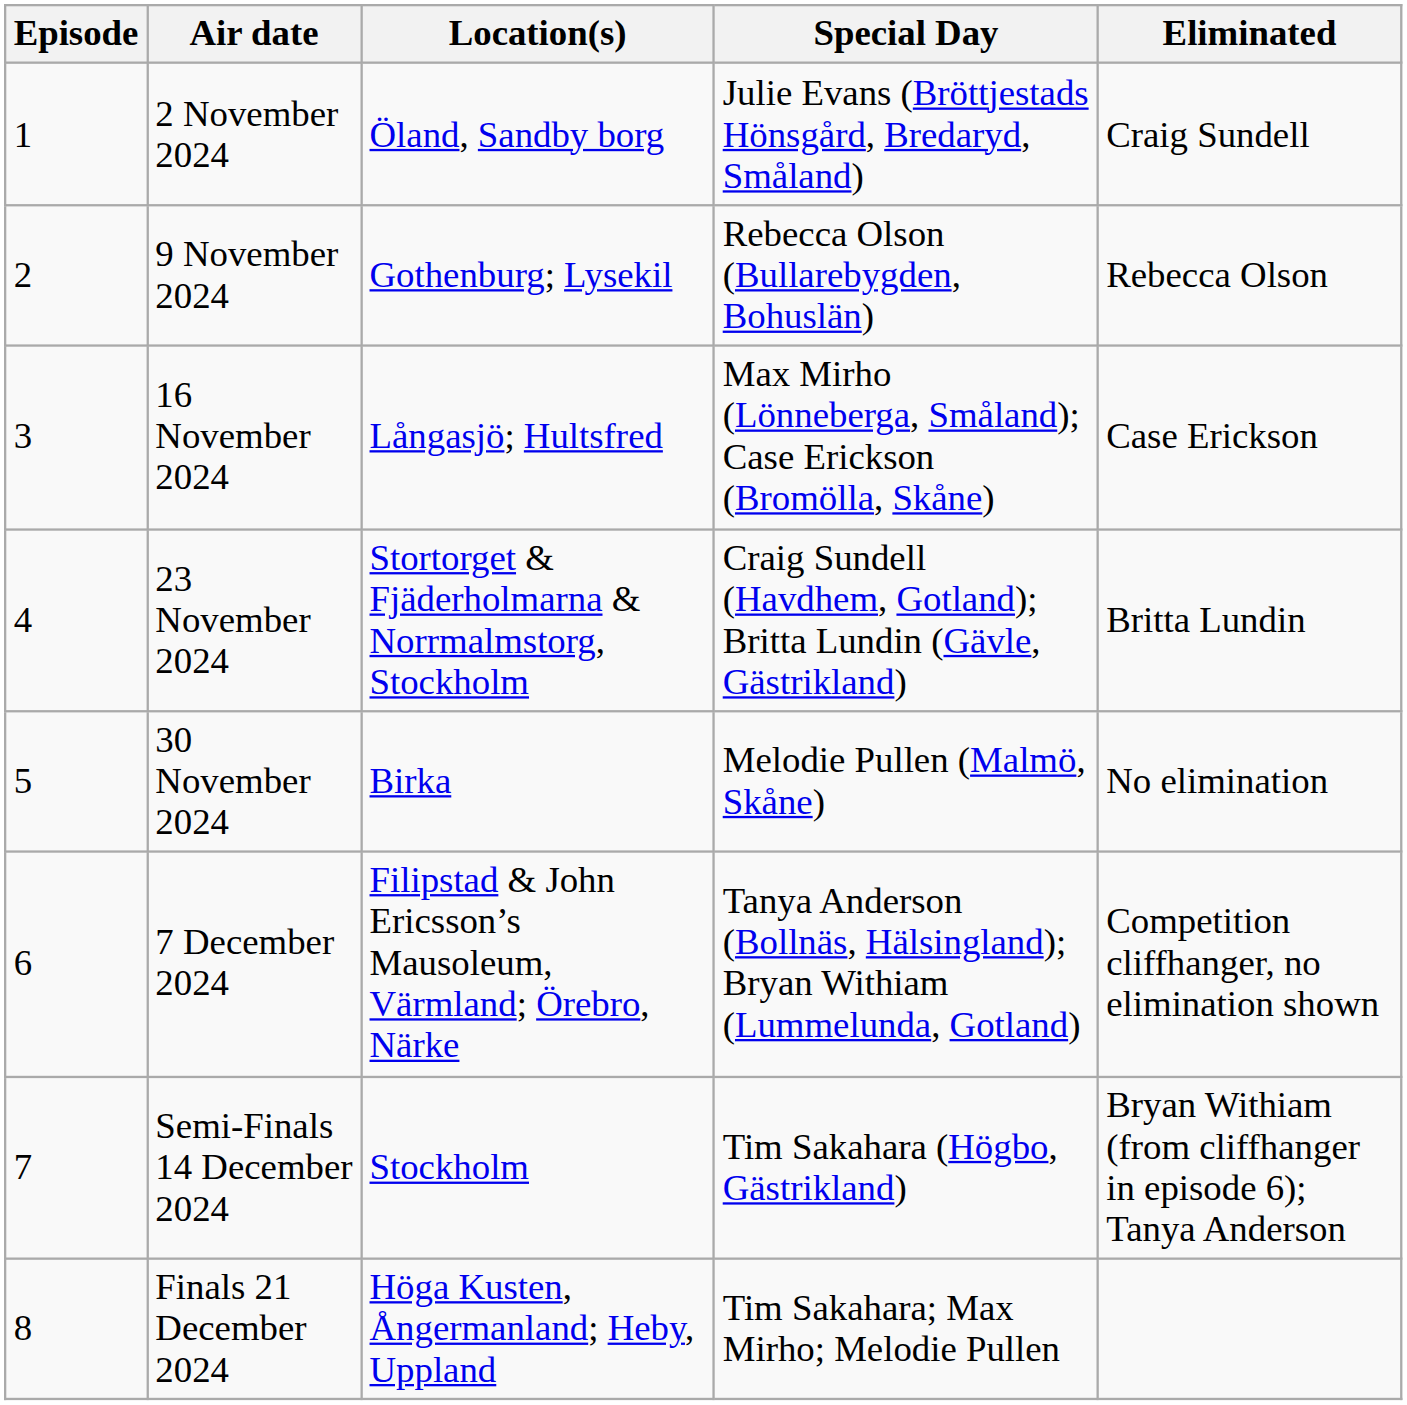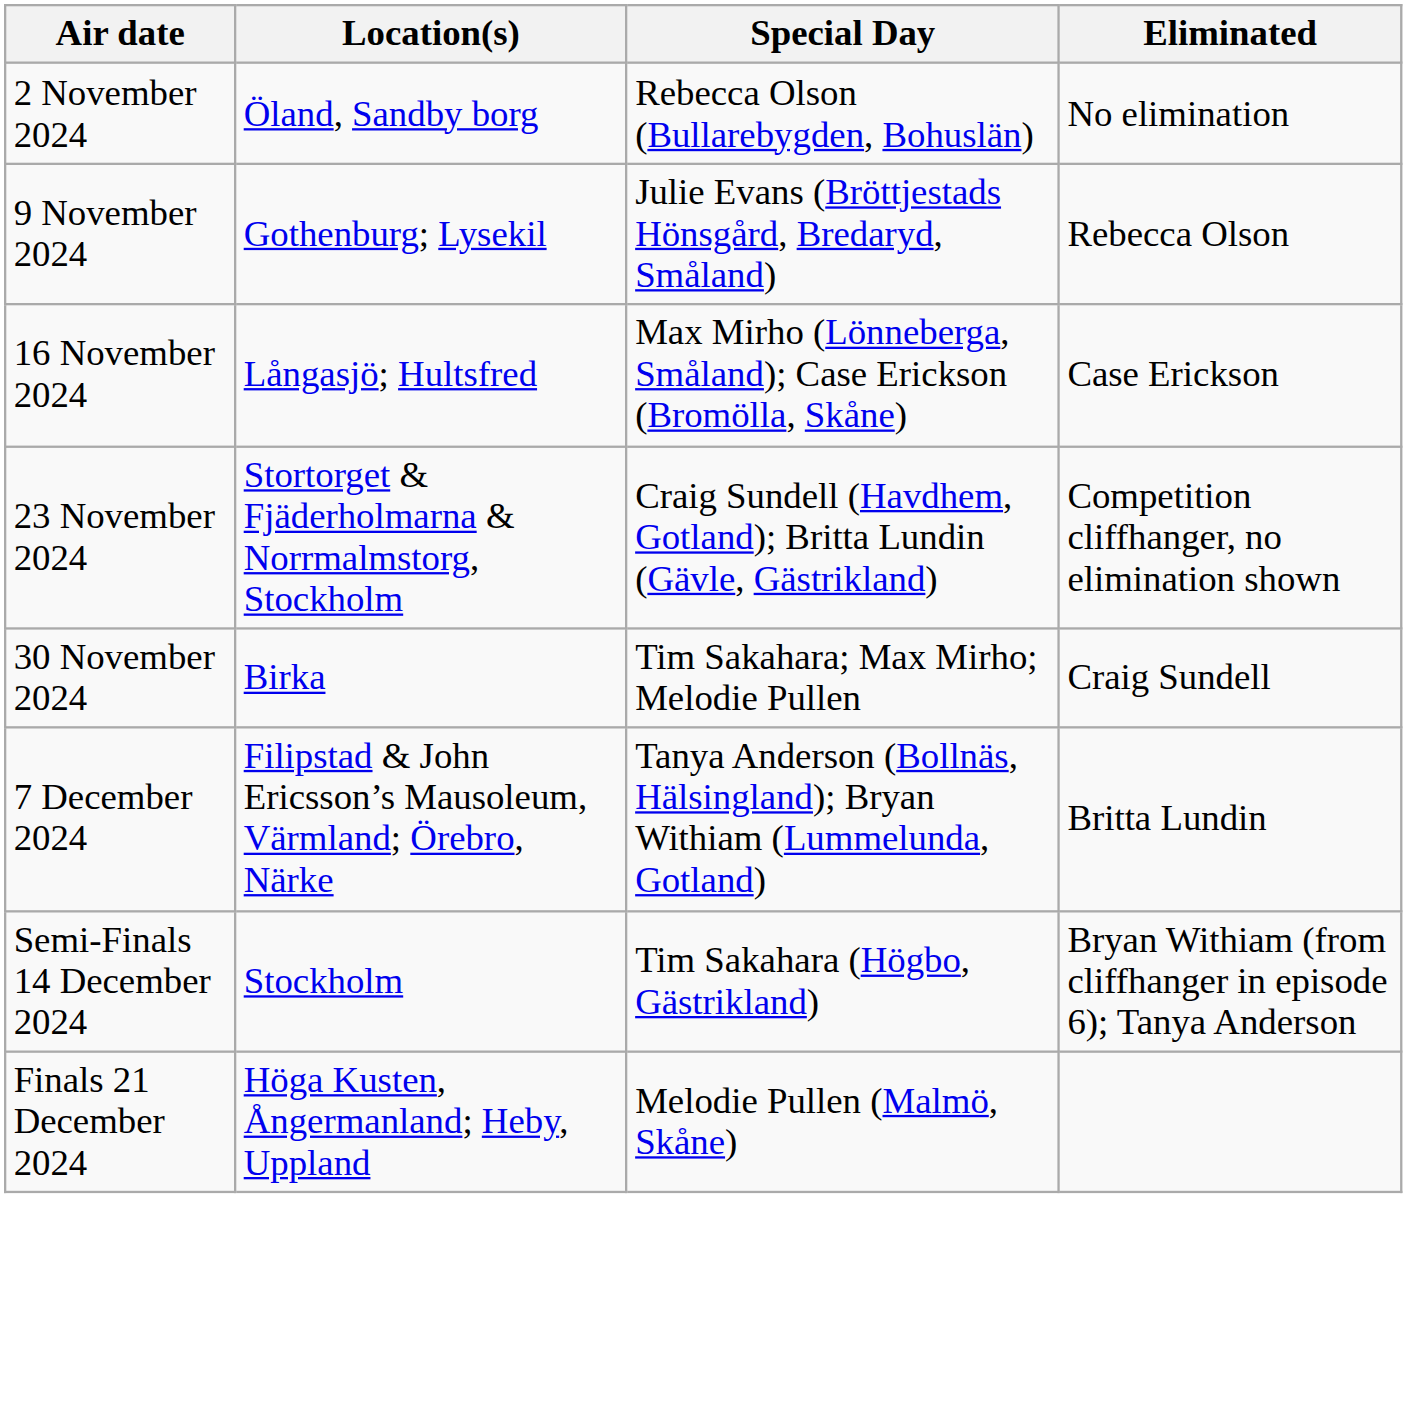- column: (76, 33)
(906, 133) Julie Evans (Bröttjestads Hönsgård, Bredaryd, Småland) -> (834, 112) Rebecca Olson (Bullarebygden, Bohuslän)
(1208, 133) Craig Sundell -> (1178, 112) No elimination
(842, 274) Rebecca Olson (Bullarebygden, Bohuslän) -> (818, 233) Julie Evans (Bröttjestads Hönsgård, Bredaryd, Småland)
(1206, 619) Britta Lundin -> (1204, 536) Competition cliffhanger, no elimination shown
(904, 780) Melodie Pullen (Malmö, Skåne) -> (836, 677) Tim Sakahara; Max Mirho; Melodie Pullen
(1217, 780) No elimination -> (1169, 677) Craig Sundell
(1243, 963) Competition cliffhanger, no elimination shown -> (1167, 818) Britta Lundin
(891, 1328) Tim Sakahara; Max Mirho; Melodie Pullen -> (817, 1121) Melodie Pullen (Malmö, Skåne)
